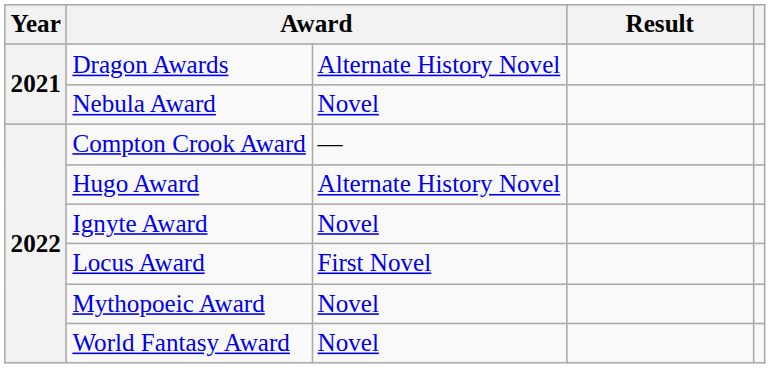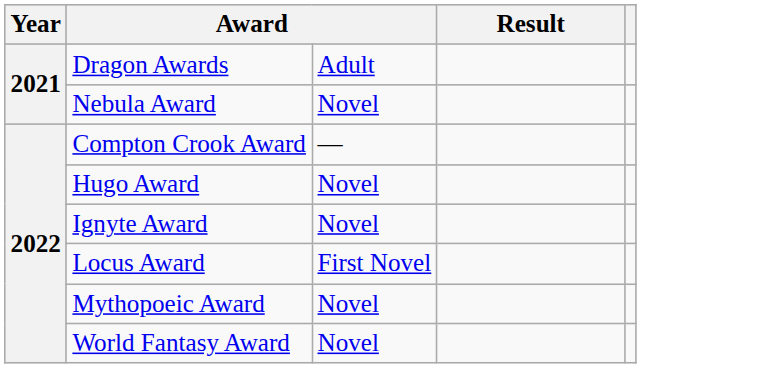(439, 64) Alternate History Novel -> (346, 64) Adult
(439, 183) Alternate History Novel -> (348, 183) Novel
